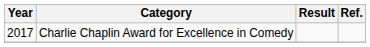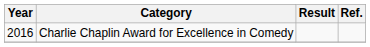(20, 32) 2017 -> (20, 32) 2016
